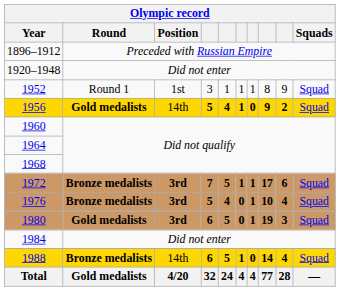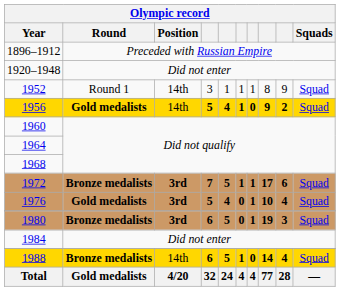(178, 88) 1st -> (178, 88) 14th
(109, 201) Bronze medalists -> (109, 201) Gold medalists
(109, 220) Gold medalists -> (109, 220) Bronze medalists
